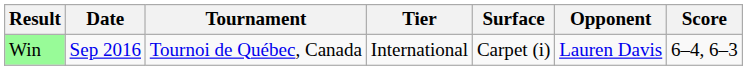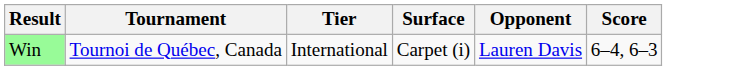- column: (105, 19)
